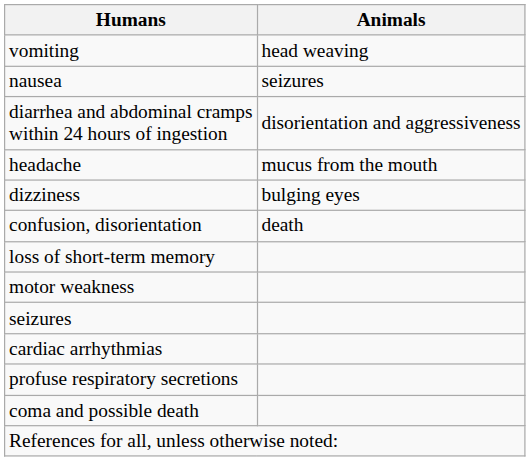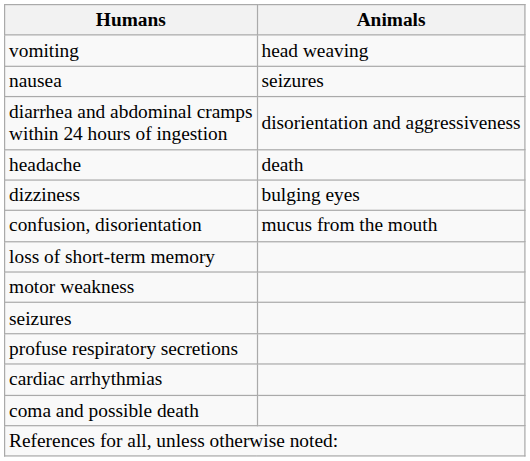(349, 164) mucus from the mouth -> (282, 164) death
(282, 225) death -> (349, 225) mucus from the mouth
rows swapped: (124, 379) <-> (86, 348)
